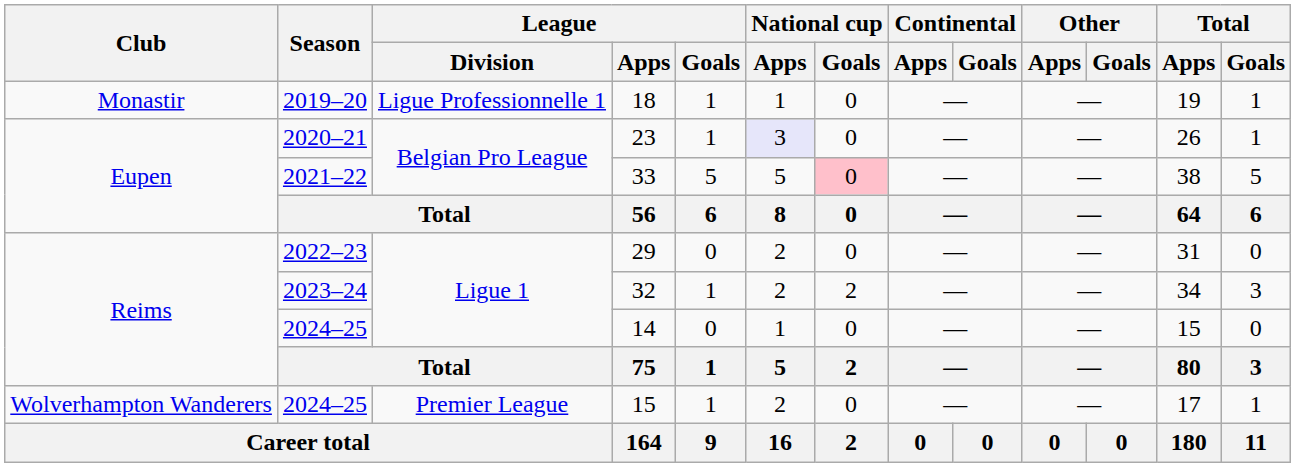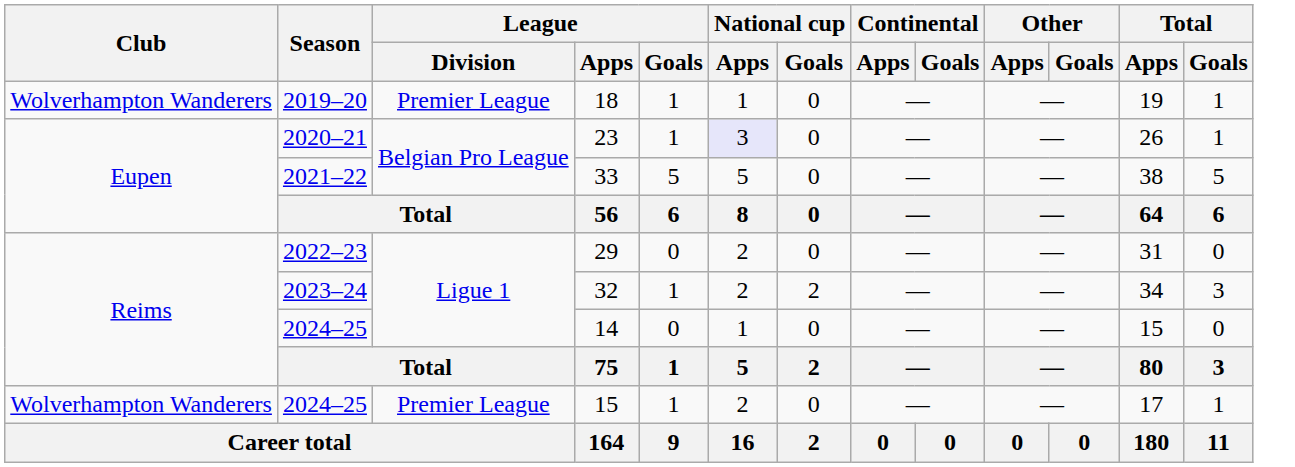(141, 99) Monastir -> (141, 99) Wolverhampton Wanderers
(492, 99) Ligue Professionnelle 1 -> (473, 99) Premier League
(851, 175) pink background -> (814, 175) no background
